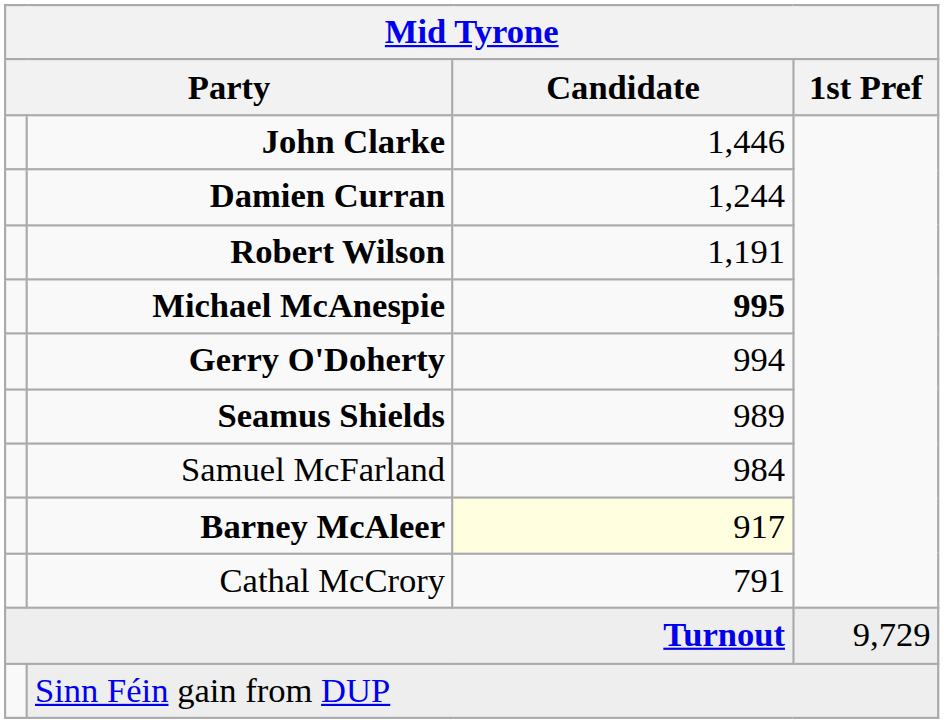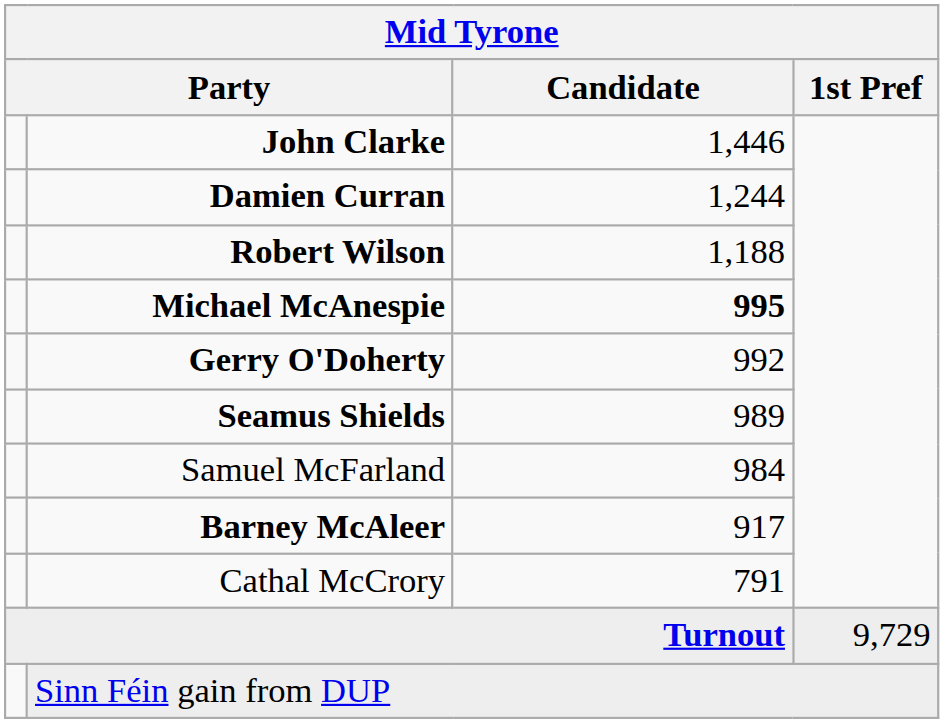(746, 251) 1,191 -> (746, 251) 1,188
(759, 360) 994 -> (759, 360) 992
(759, 525) lightyellow background -> (759, 525) no background
